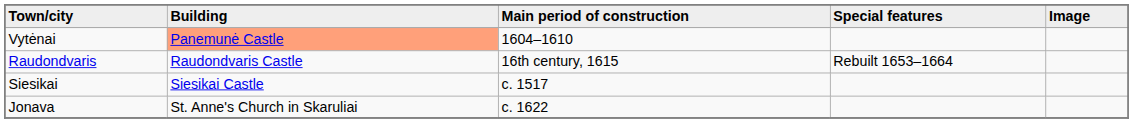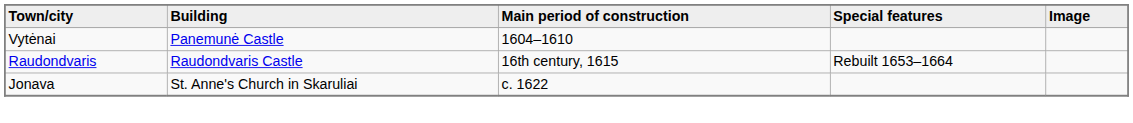(227, 39) lightsalmon background -> (227, 39) no background
- row: (33, 84)
